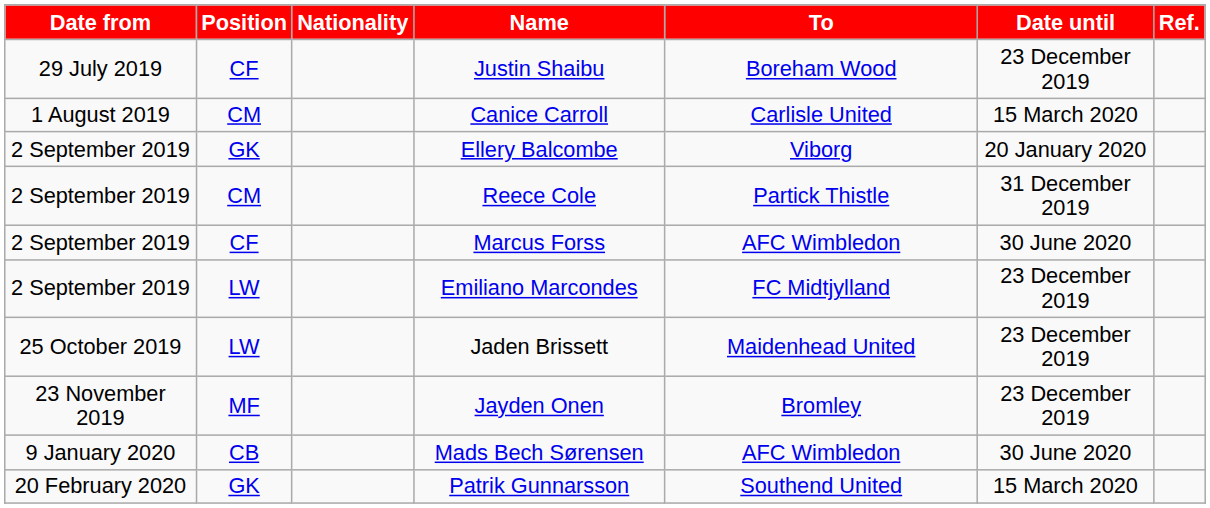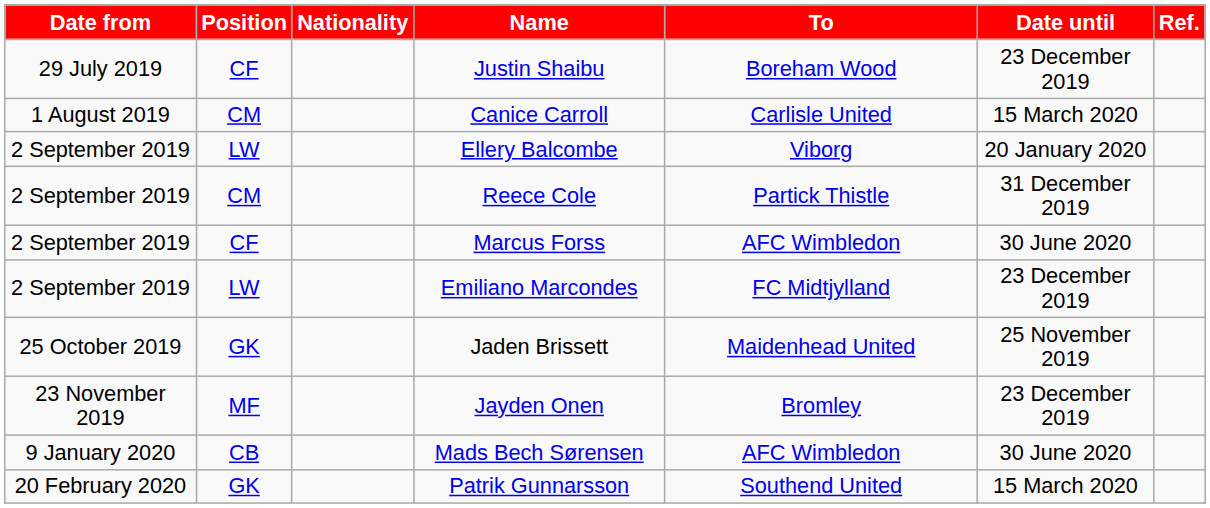(244, 150) GK -> (244, 150) LW
(244, 347) LW -> (244, 347) GK
(1065, 347) 23 December 2019 -> (1065, 347) 25 November 2019
